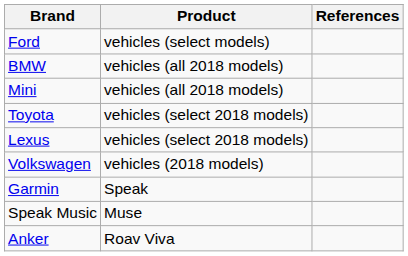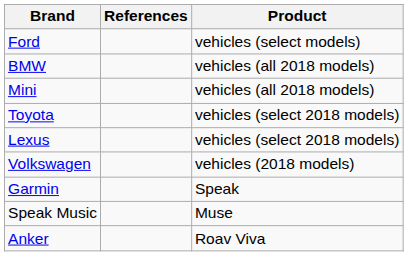columns swapped: (206, 16) <-> (358, 16)
